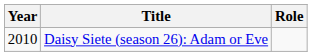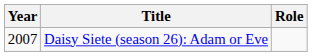(23, 39) 2010 -> (23, 39) 2007
